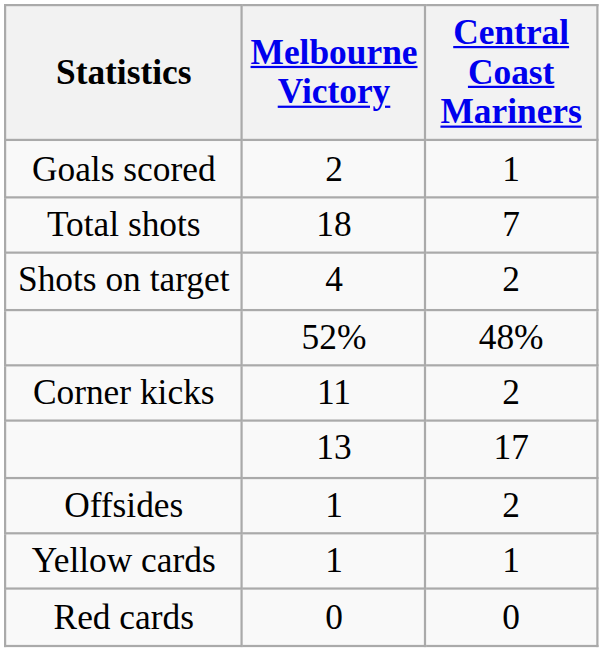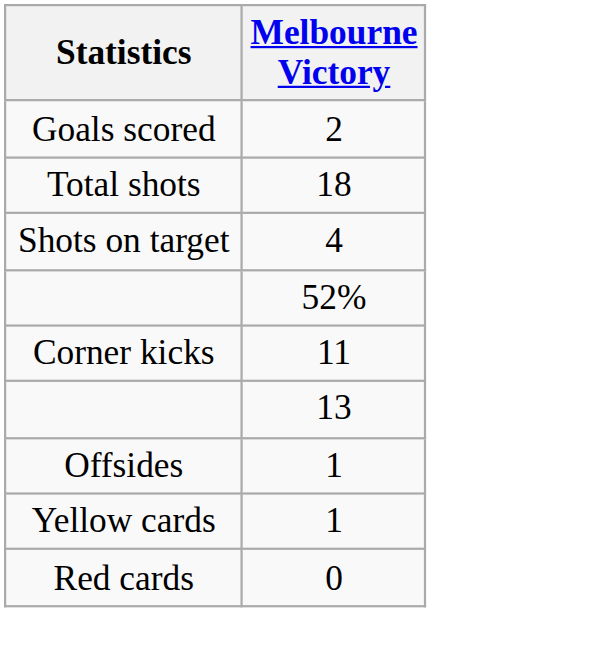- column: (511, 72)
